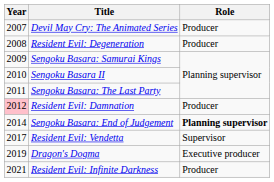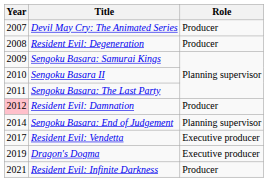(225, 122) bold -> (222, 122) normal
(204, 138) Supervisor -> (221, 138) Executive producer
